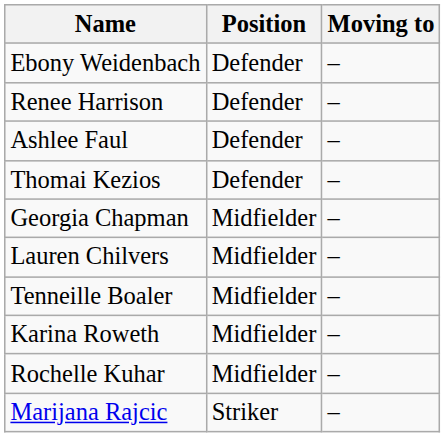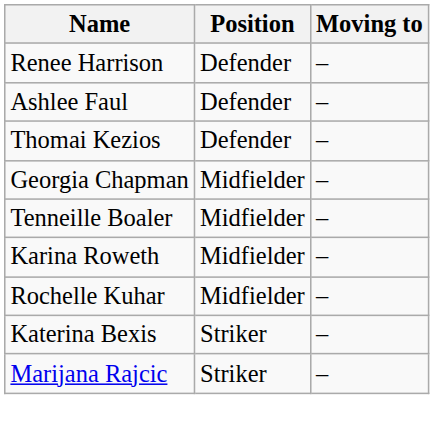- row: (105, 62)
- row: (90, 256)
+ row: (83, 334)
